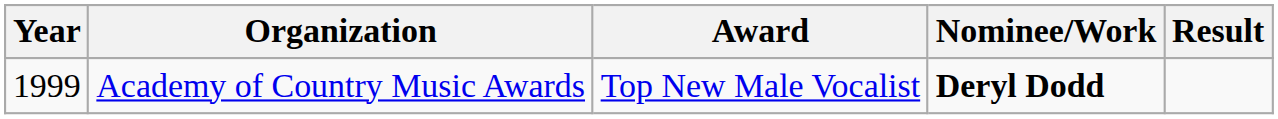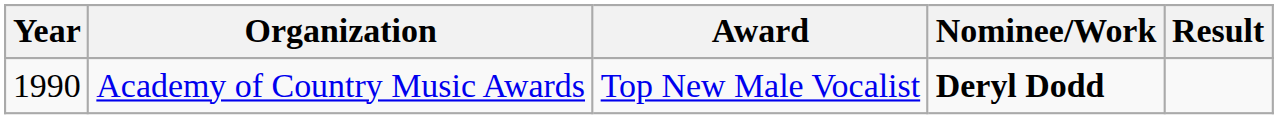(47, 85) 1999 -> (47, 85) 1990
